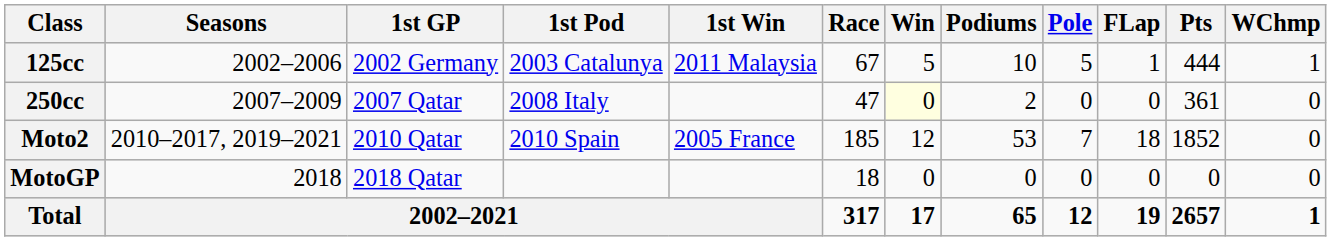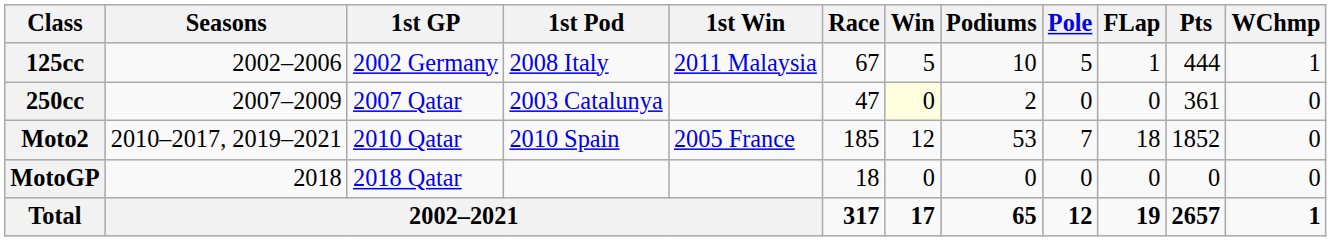(586, 62) 2003 Catalunya -> (559, 62) 2008 Italy
(559, 100) 2008 Italy -> (586, 100) 2003 Catalunya
